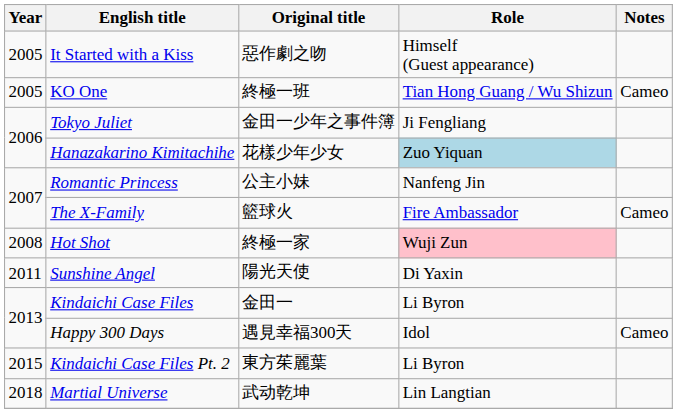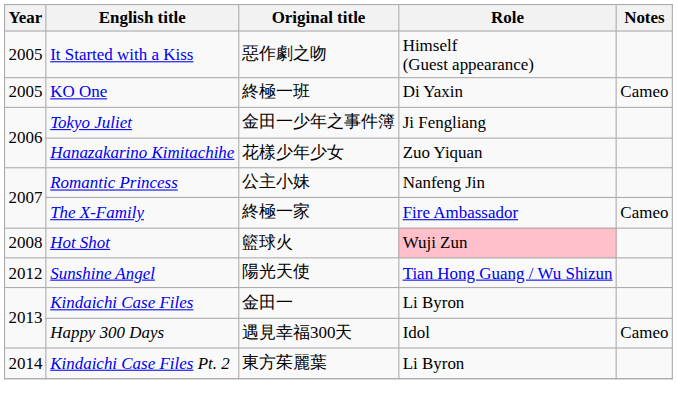(508, 92) Tian Hong Guang / Wu Shizun -> (433, 92) Di Yaxin
(443, 152) lightblue background -> (443, 152) no background
(268, 212) 籃球火 -> (276, 212) 終極一家
(276, 242) 終極一家 -> (268, 242) 籃球火
(25, 272) 2011 -> (25, 272) 2012
(433, 272) Di Yaxin -> (508, 272) Tian Hong Guang / Wu Shizun
(25, 363) 2015 -> (25, 363) 2014
- row: (109, 393)
